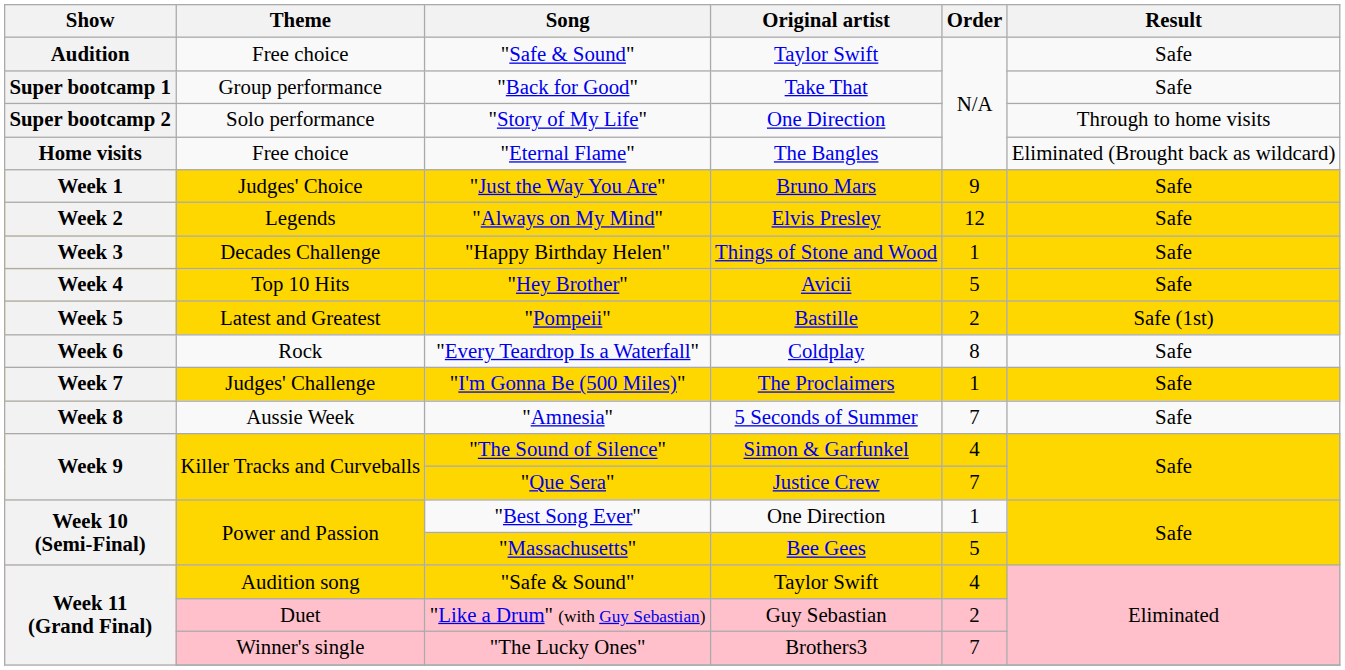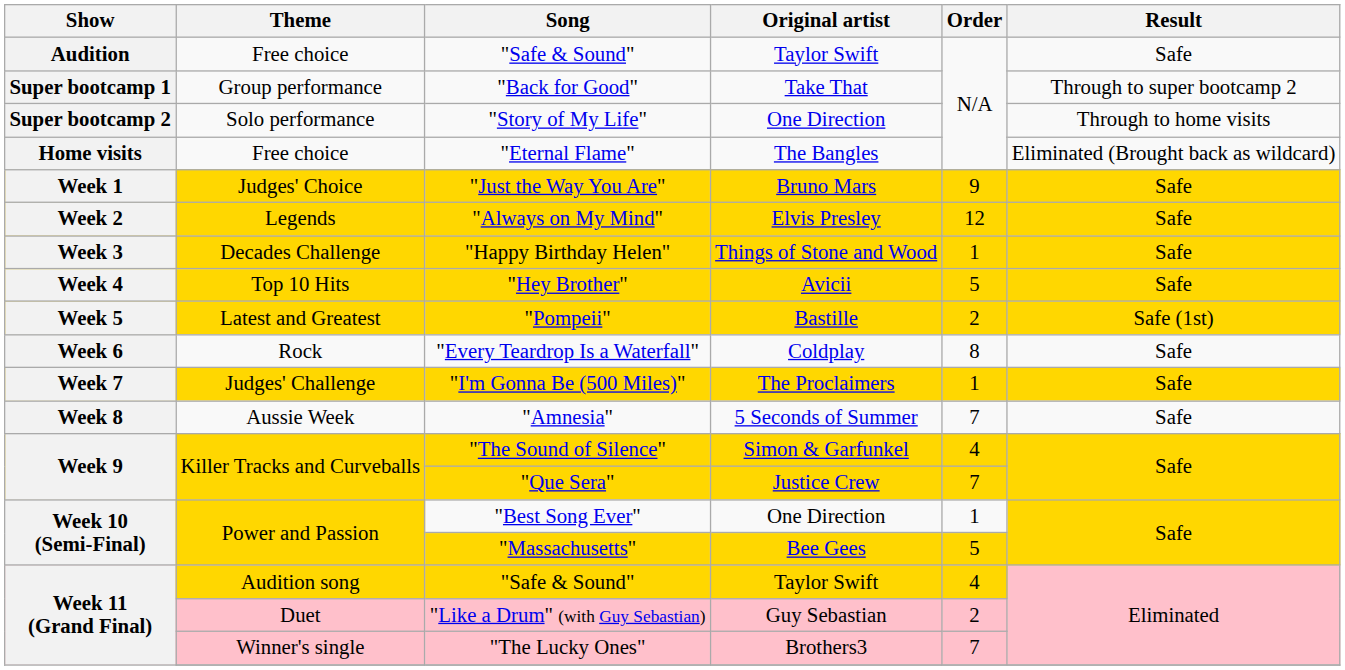(1174, 86) Safe -> (1174, 86) Through to super bootcamp 2
